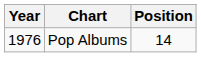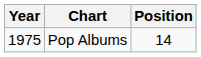(24, 39) 1976 -> (24, 39) 1975
